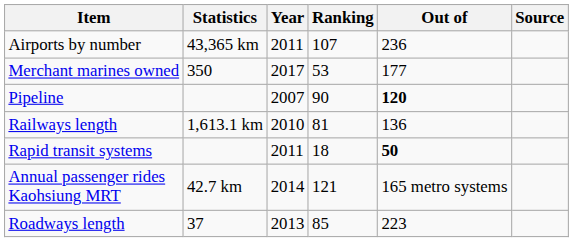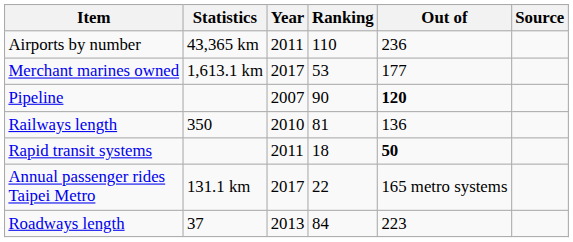(325, 44) 107 -> (324, 44) 110
(199, 71) 350 -> (225, 71) 1,613.1 km
(225, 124) 1,613.1 km -> (199, 124) 350
+ row: (87, 187)
- row: (87, 187)
(320, 223) 85 -> (320, 223) 84
